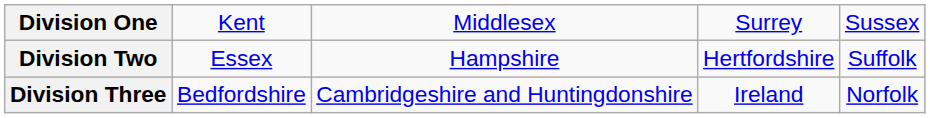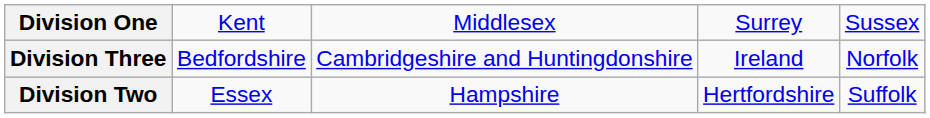rows swapped: (88, 58) <-> (88, 94)
